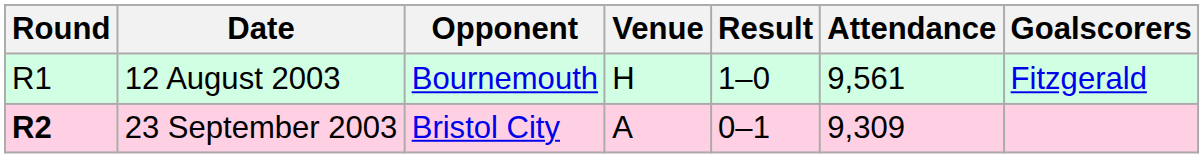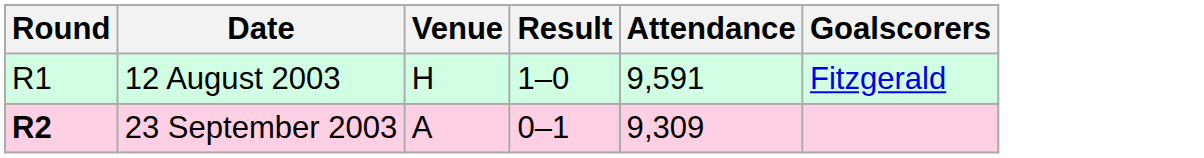- column: (505, 29)
(866, 78) 9,561 -> (665, 78) 9,591
